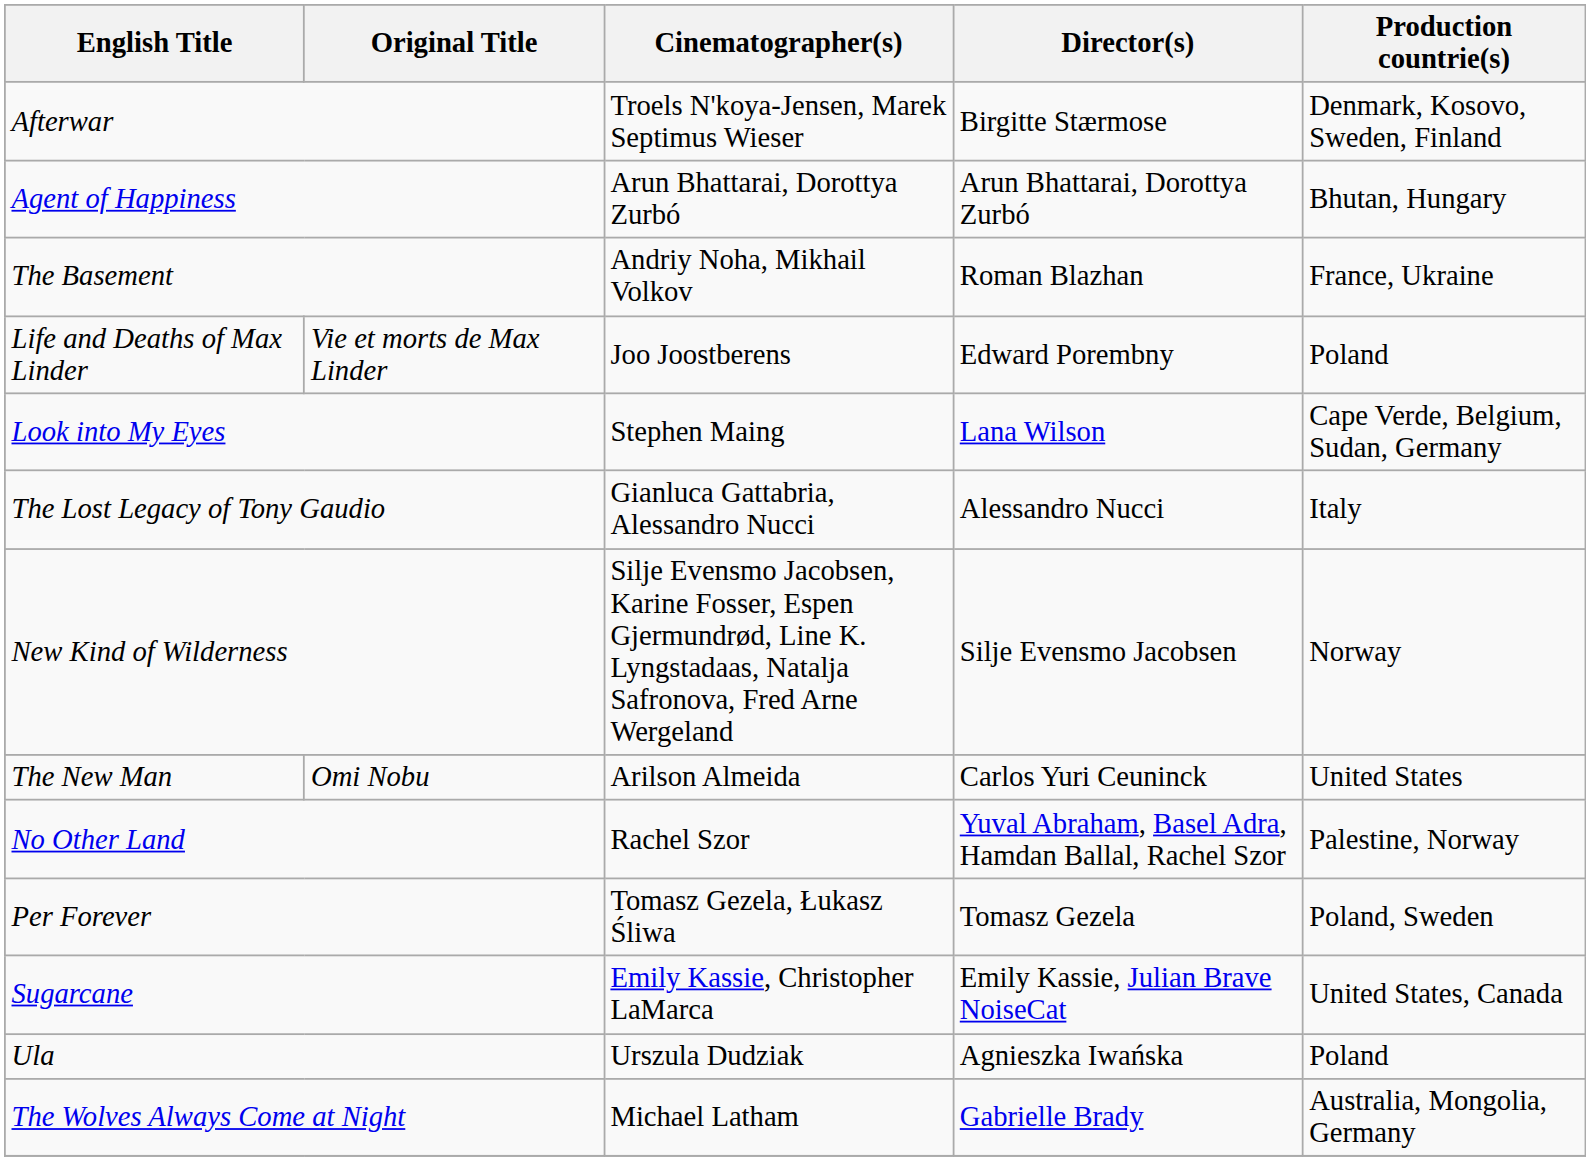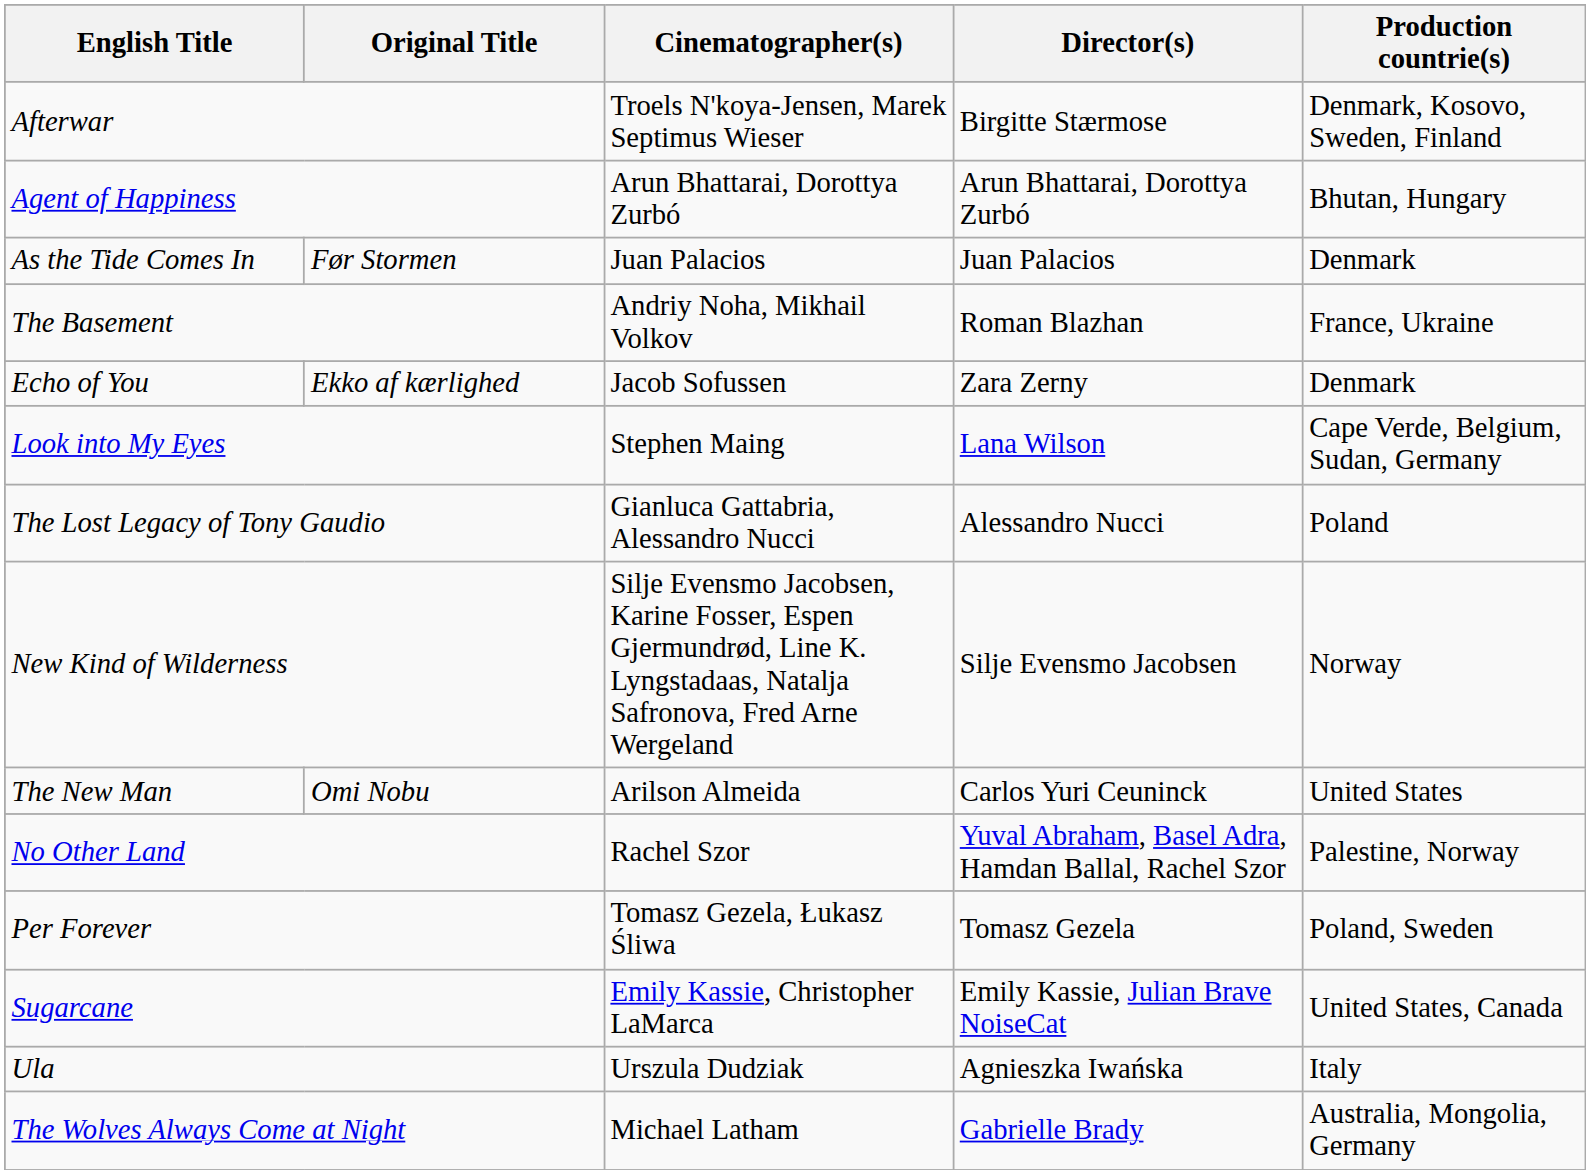+ row: (133, 260)
+ row: (80, 383)
- row: (147, 353)
(1335, 509) Italy -> (1349, 522) Poland
(1349, 1055) Poland -> (1335, 1068) Italy
